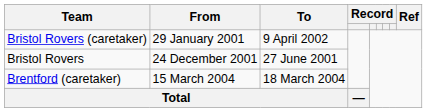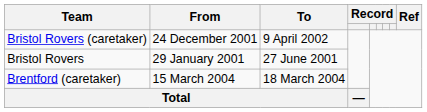(198, 39) 29 January 2001 -> (205, 39) 24 December 2001
(205, 59) 24 December 2001 -> (198, 59) 29 January 2001
